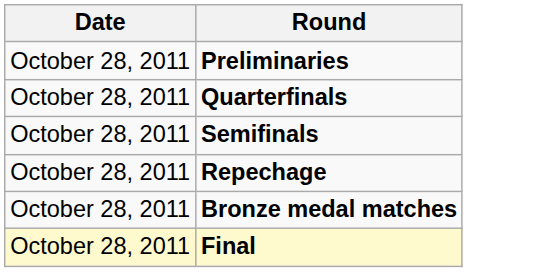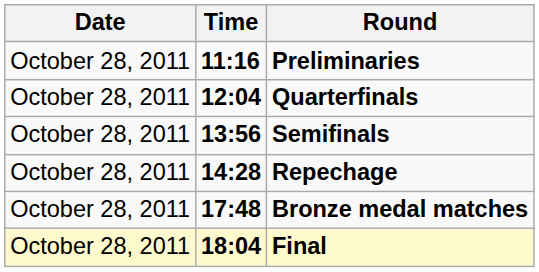+ column: (231, 23)
